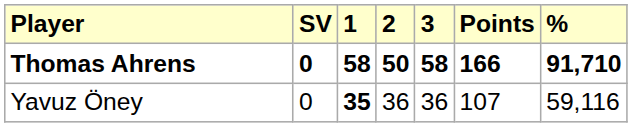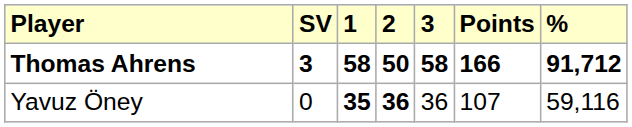(306, 63) 0 -> (306, 63) 3
(584, 63) 91,710 -> (584, 63) 91,712
(396, 102) normal -> (396, 102) bold
